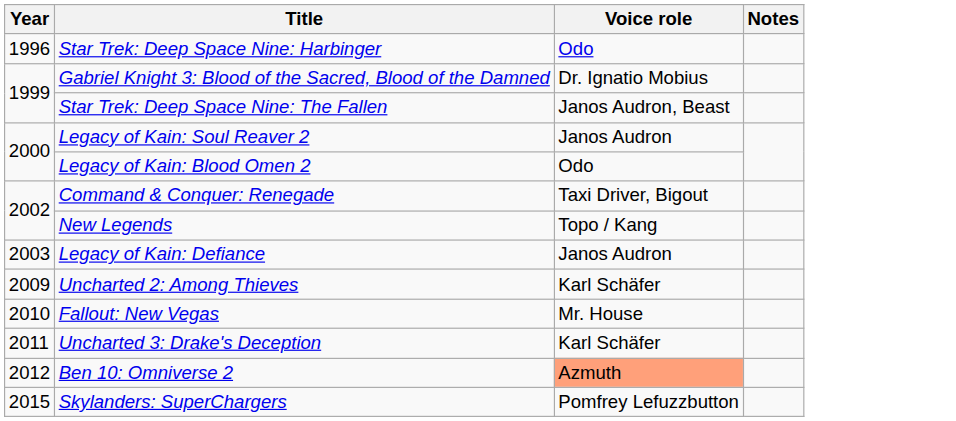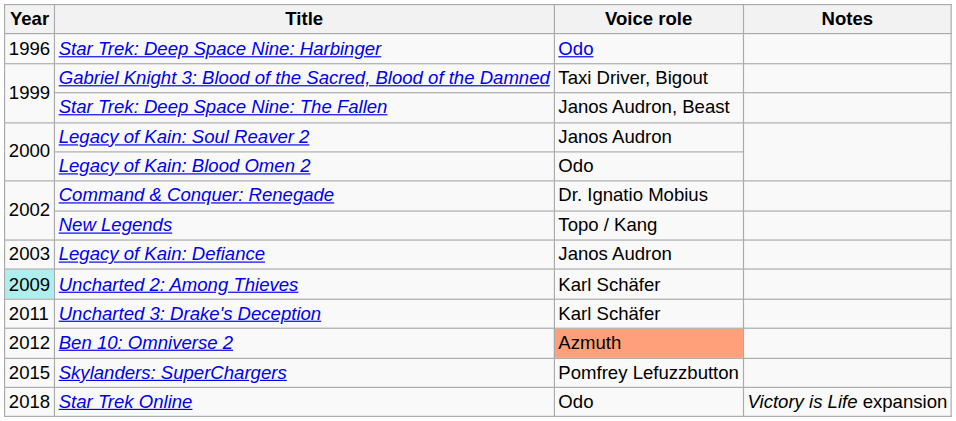(633, 78) Dr. Ignatio Mobius -> (633, 78) Taxi Driver, Bigout
(633, 195) Taxi Driver, Bigout -> (633, 195) Dr. Ignatio Mobius
(30, 284) no background -> (30, 284) paleturquoise background
- row: (139, 313)
+ row: (126, 401)
